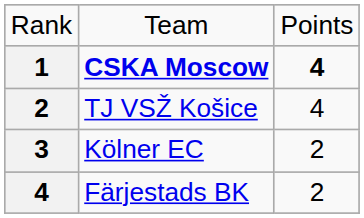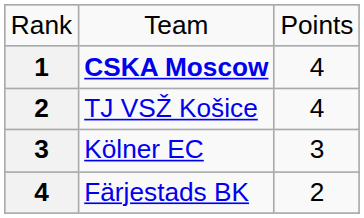(317, 66) bold -> (317, 66) normal
(317, 150) 2 -> (317, 150) 3
